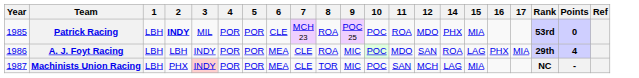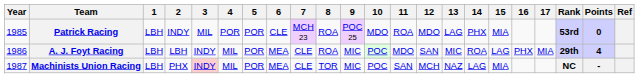+ column: (453, 12)
(178, 32) bold -> (178, 32) normal
(377, 32) POC -> (377, 32) MDO
(230, 51) POR -> (230, 51) MIL
(230, 66) POR -> (230, 66) MIL
